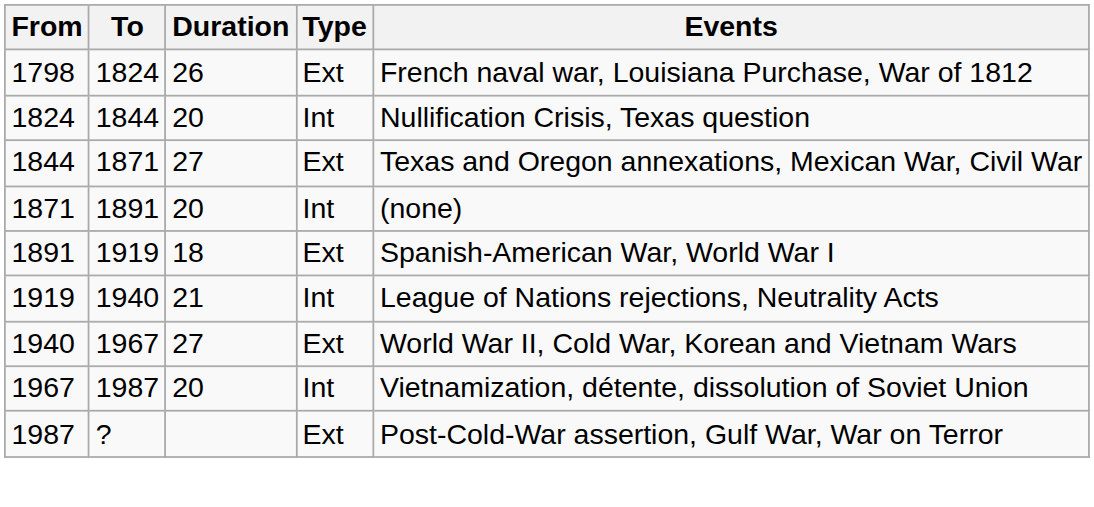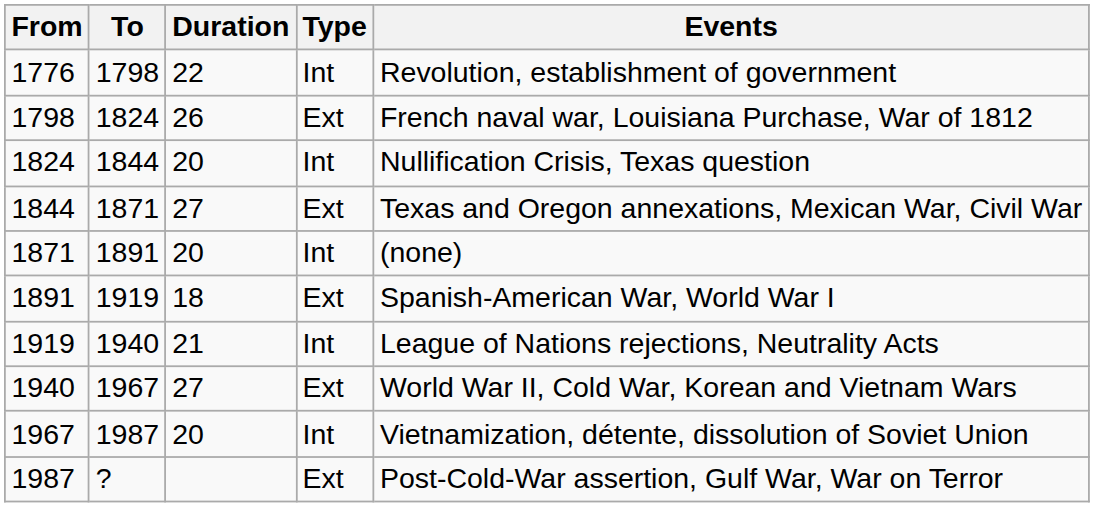+ row: (43, 72)
